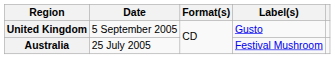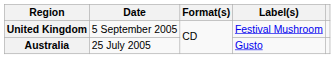(249, 29) Gusto -> (279, 29) Festival Mushroom
(279, 45) Festival Mushroom -> (249, 45) Gusto
